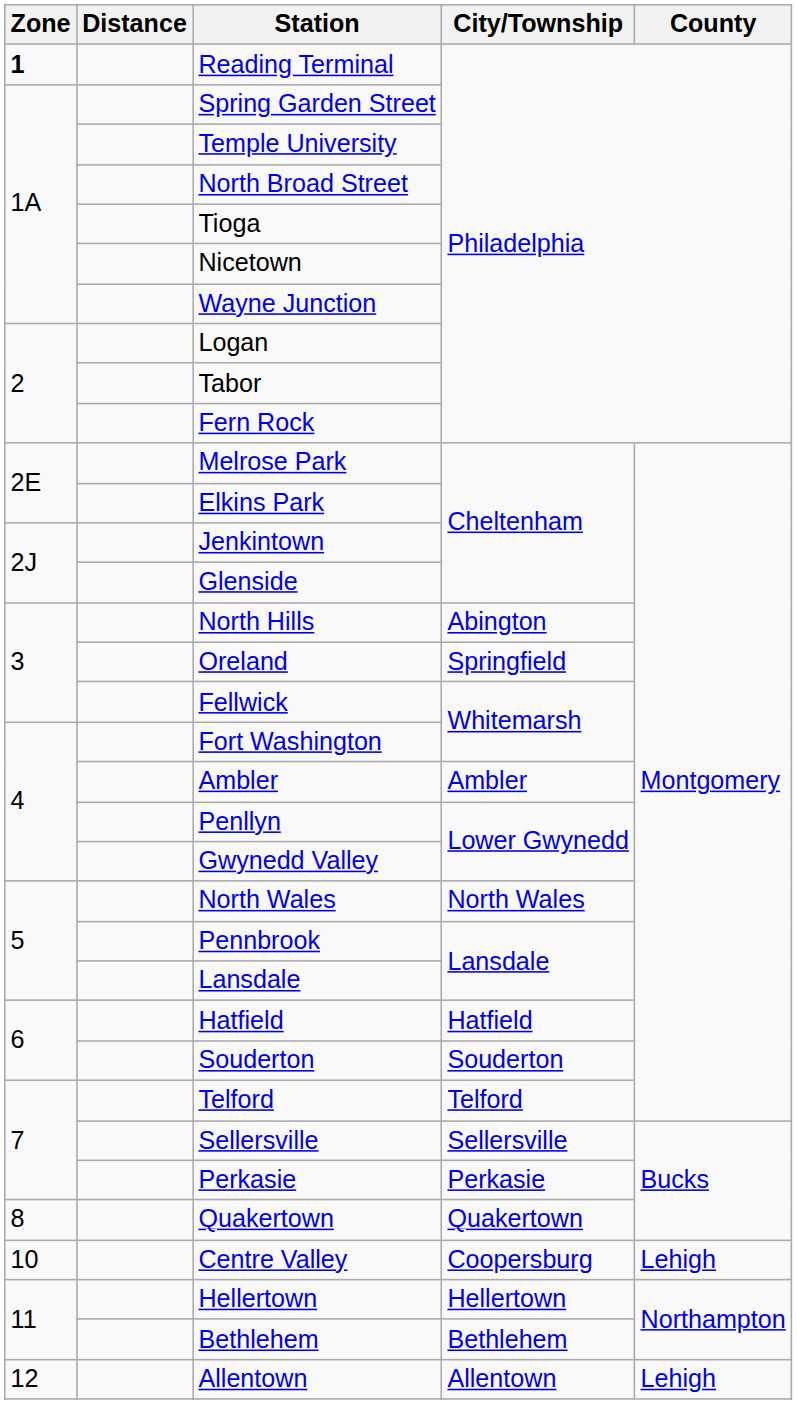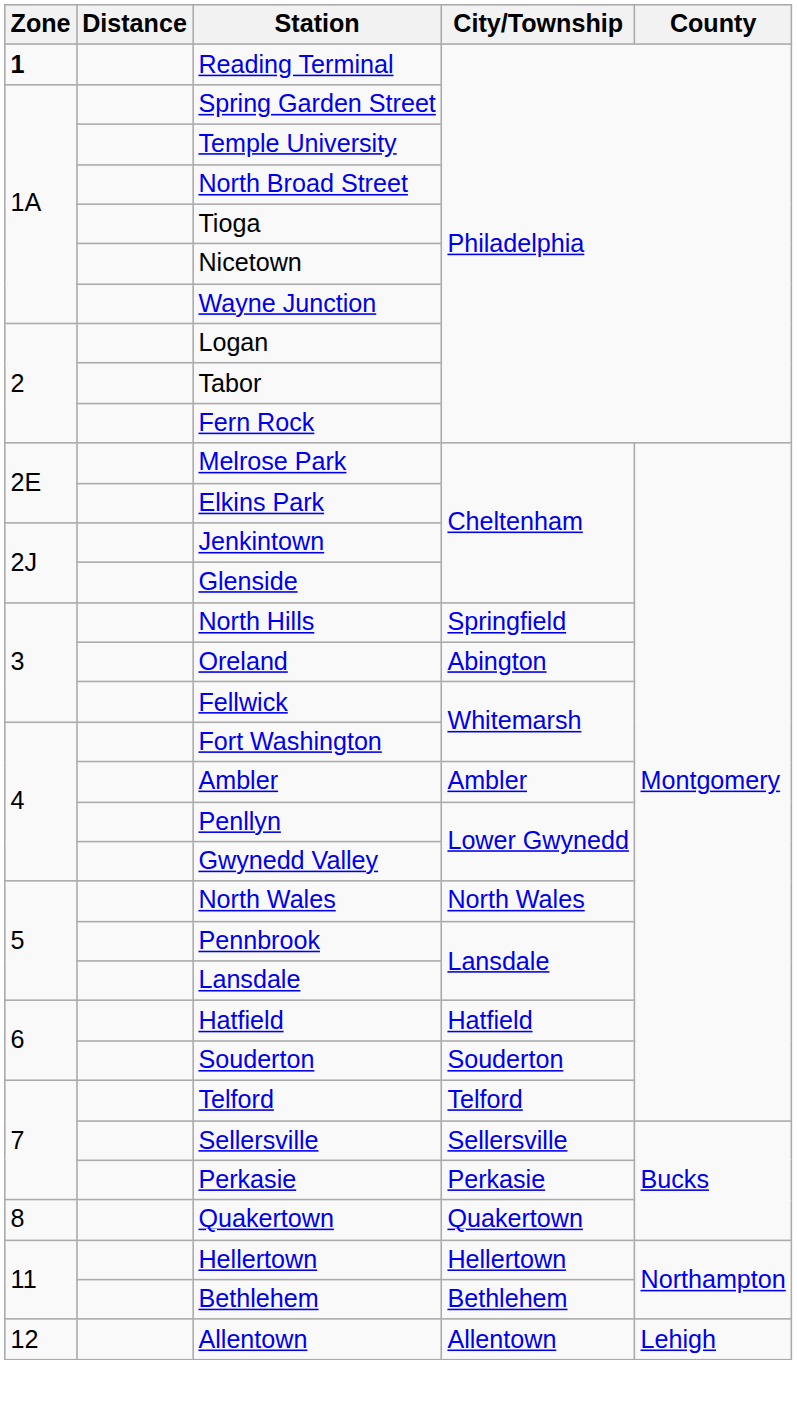(497, 622) Abington -> (507, 622) Springfield
(507, 661) Springfield -> (497, 661) Abington
- row: (273, 1259)
